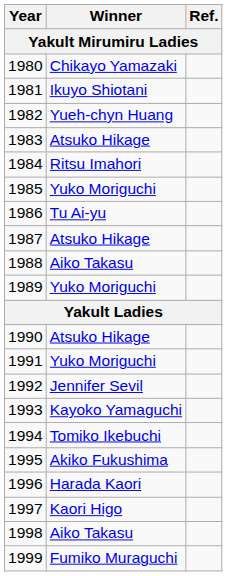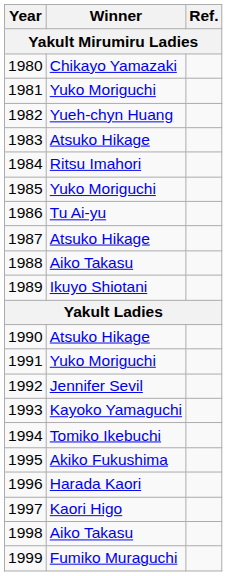(98, 90) Ikuyo Shiotani -> (103, 90) Yuko Moriguchi
(103, 287) Yuko Moriguchi -> (98, 287) Ikuyo Shiotani
